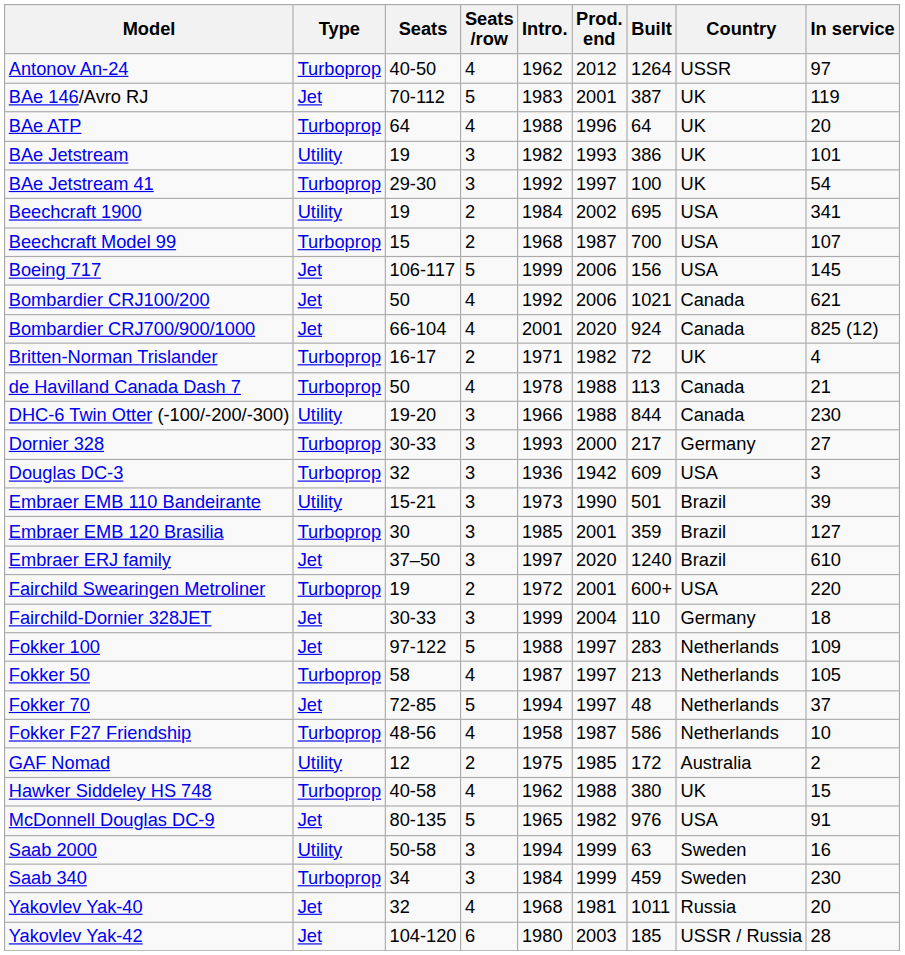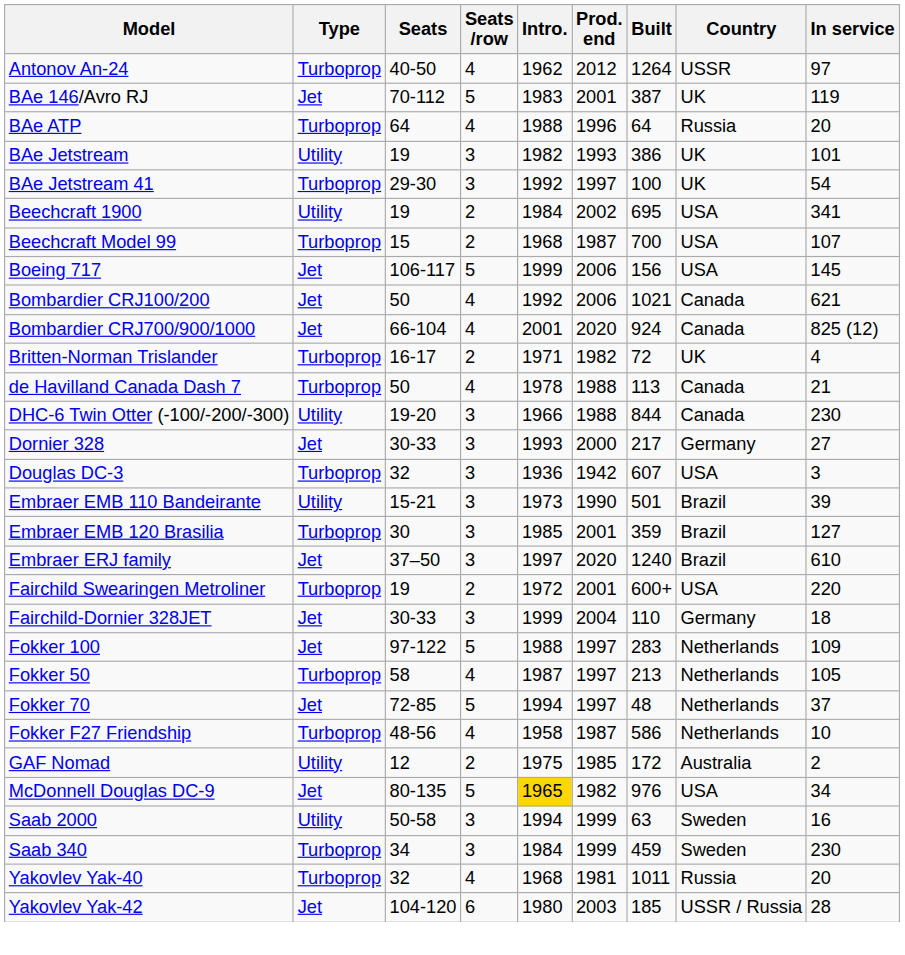(693, 126) UK -> (708, 126) Russia
(339, 444) Turboprop -> (310, 444) Jet
(646, 473) 609 -> (646, 473) 607
- row: (110, 791)
(542, 820) no background -> (542, 791) gold background
(821, 820) 91 -> (821, 791) 34
(310, 907) Jet -> (339, 878) Turboprop
